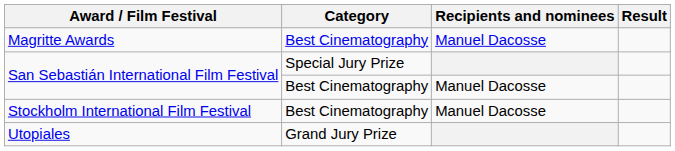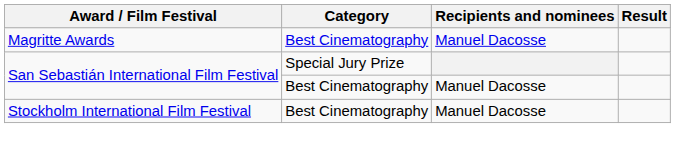- row: (39, 134)
